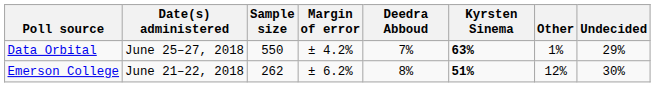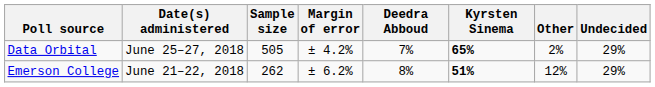(272, 50) 550 -> (272, 50) 505
(463, 50) 63% -> (463, 50) 65%
(556, 50) 1% -> (556, 50) 2%
(614, 71) 30% -> (614, 71) 29%
